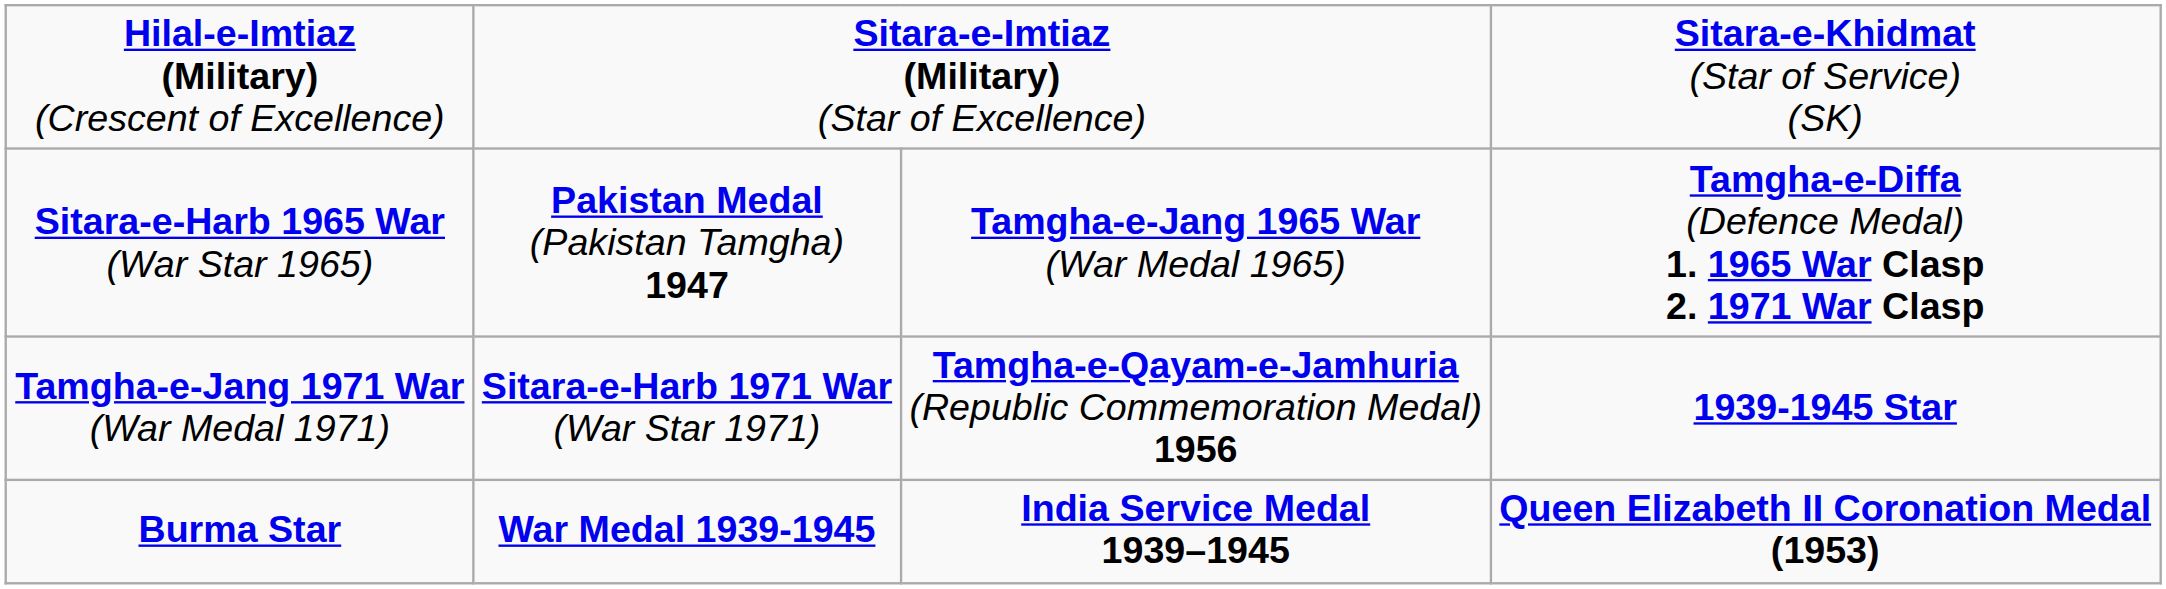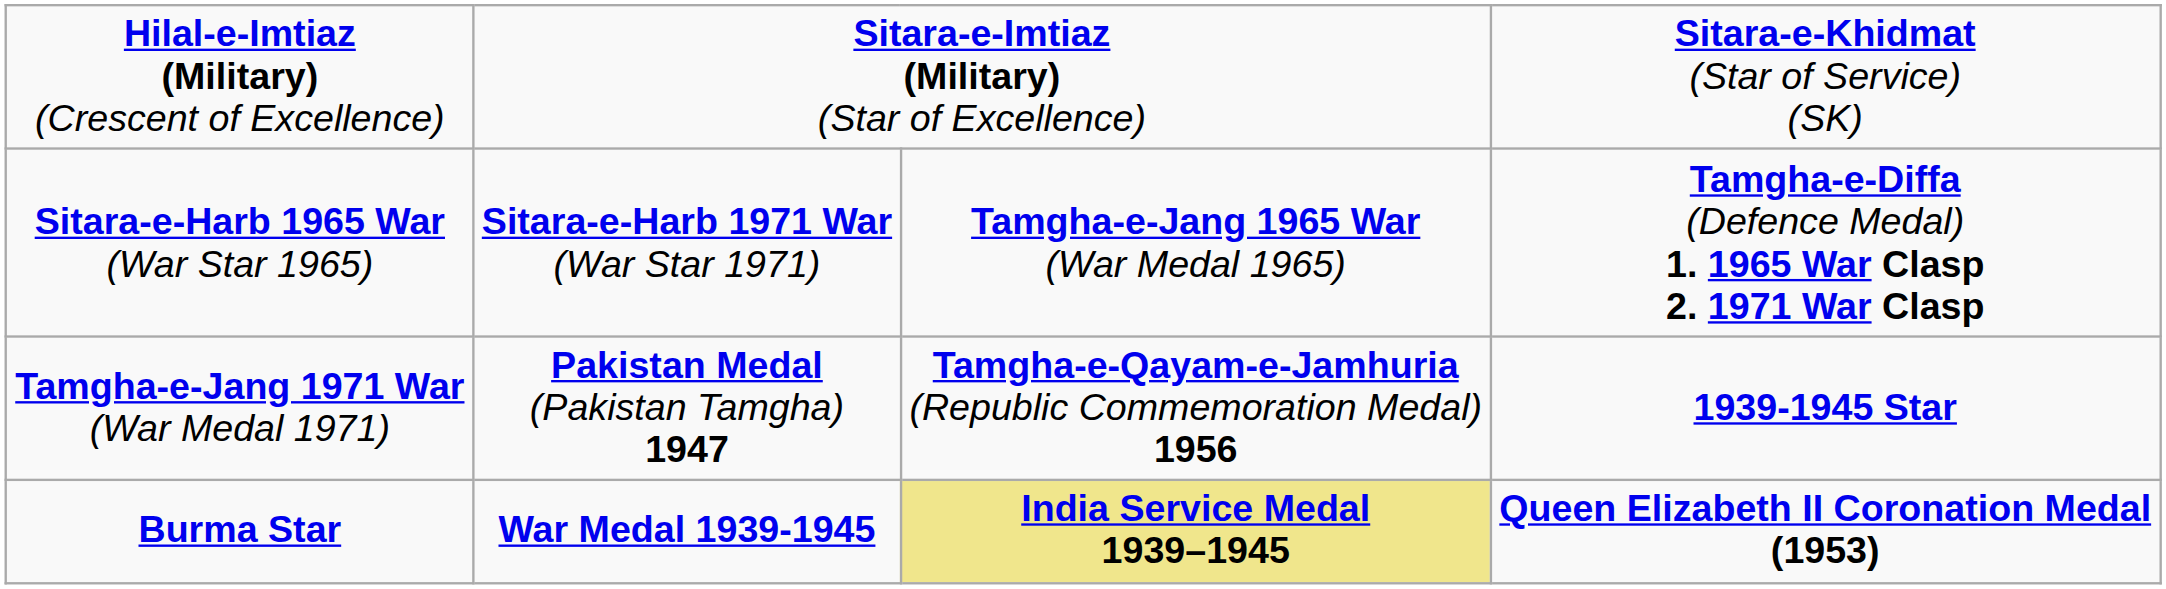(687, 241) Pakistan Medal (Pakistan Tamgha) 1947 -> (687, 241) Sitara-e-Harb 1971 War (War Star 1971)
(687, 407) Sitara-e-Harb 1971 War (War Star 1971) -> (687, 407) Pakistan Medal (Pakistan Tamgha) 1947
(1196, 530) no background -> (1196, 530) khaki background
